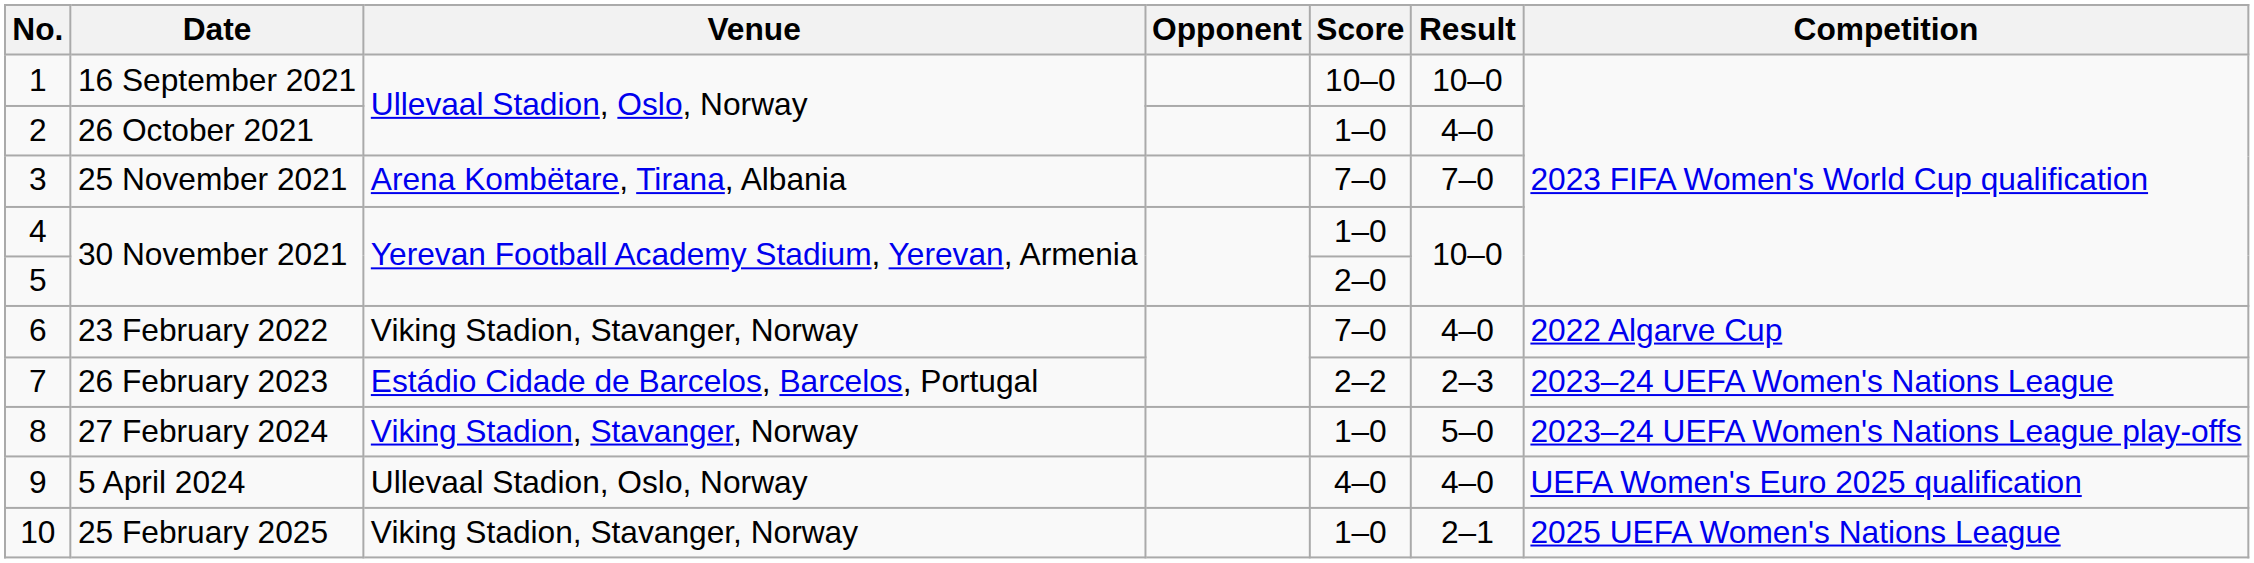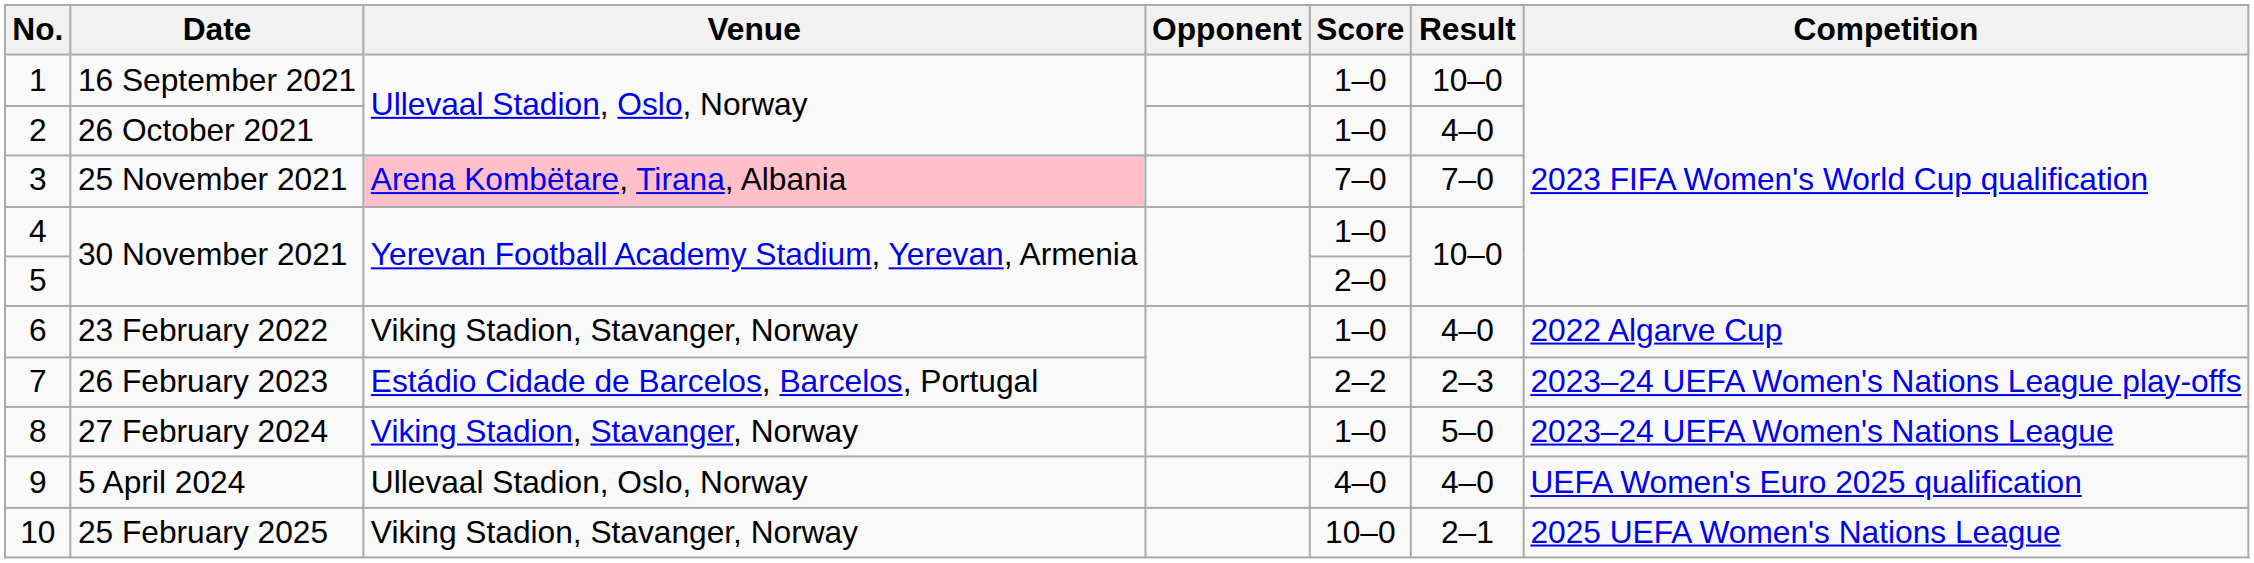(1360, 79) 10–0 -> (1360, 79) 1–0
(609, 180) no background -> (609, 180) pink background
(1360, 331) 7–0 -> (1360, 331) 1–0
(1822, 381) 2023–24 UEFA Women's Nations League -> (1886, 381) 2023–24 UEFA Women's Nations League play-offs
(1886, 431) 2023–24 UEFA Women's Nations League play-offs -> (1822, 431) 2023–24 UEFA Women's Nations League
(1360, 532) 1–0 -> (1360, 532) 10–0
